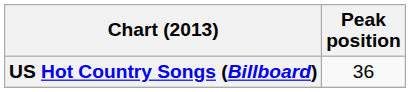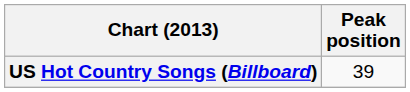(363, 71) 36 -> (363, 71) 39
